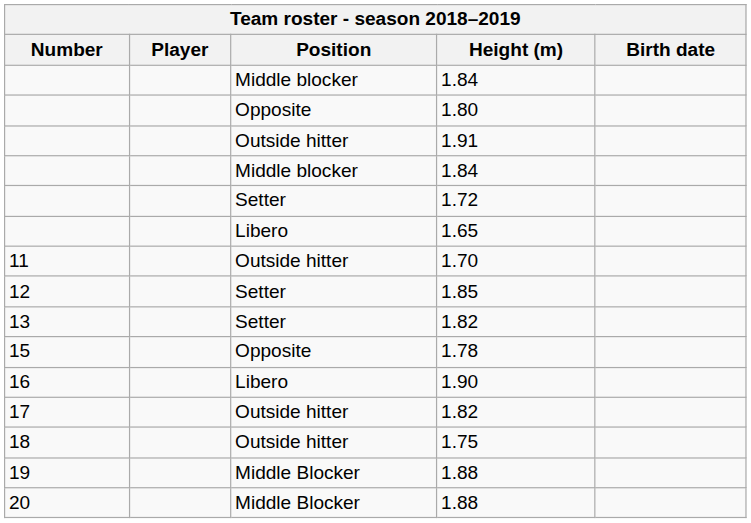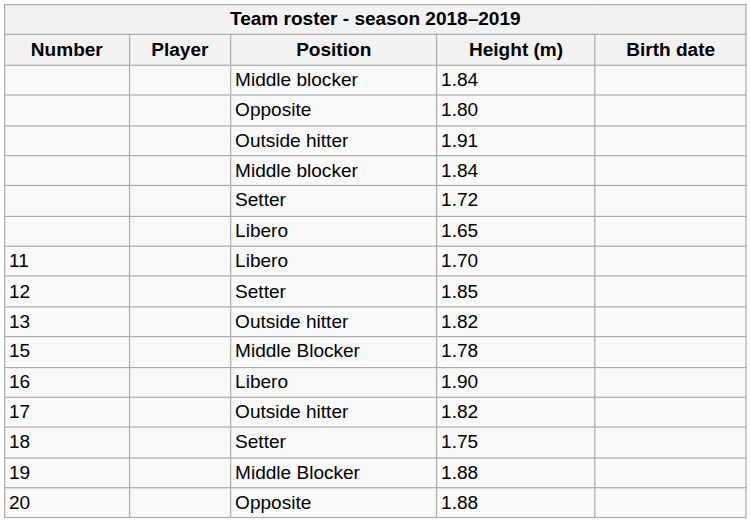(292, 261) Outside hitter -> (262, 261) Libero
(260, 321) Setter -> (292, 321) Outside hitter
(273, 351) Opposite -> (298, 351) Middle Blocker
(292, 442) Outside hitter -> (260, 442) Setter
(298, 502) Middle Blocker -> (273, 502) Opposite
